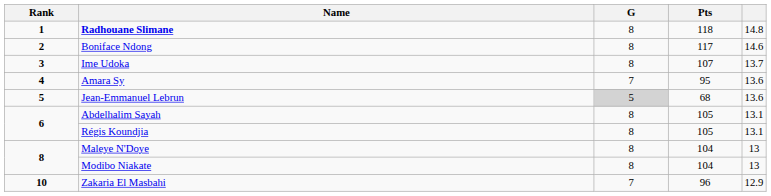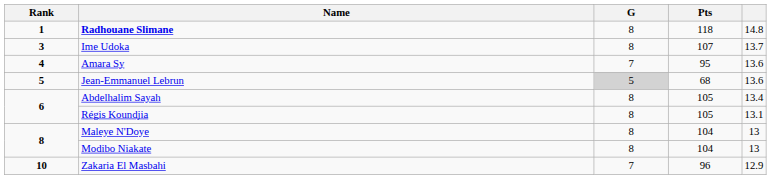- row: (117, 47)
(754, 115) 13.1 -> (754, 98) 13.4
